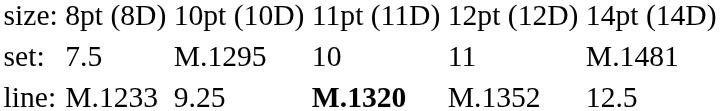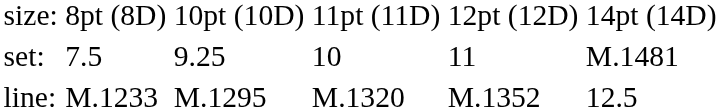(220, 56) M.1295 -> (200, 56) 9.25
(200, 97) 9.25 -> (220, 97) M.1295
(359, 97) bold -> (358, 97) normal
